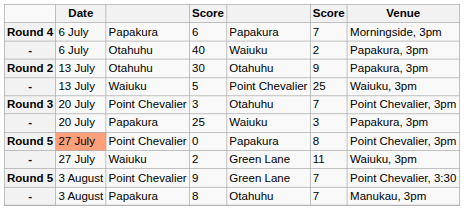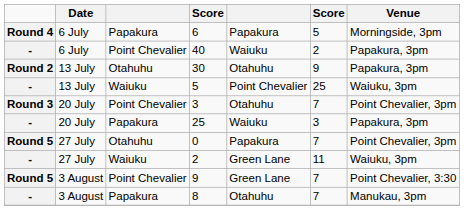(316, 31) 7 -> (316, 31) 5
(131, 50) Otahuhu -> (148, 50) Point Chevalier
(77, 141) lightsalmon background -> (77, 141) no background
(148, 141) Point Chevalier -> (131, 141) Otahuhu
(316, 141) 8 -> (316, 141) 7
